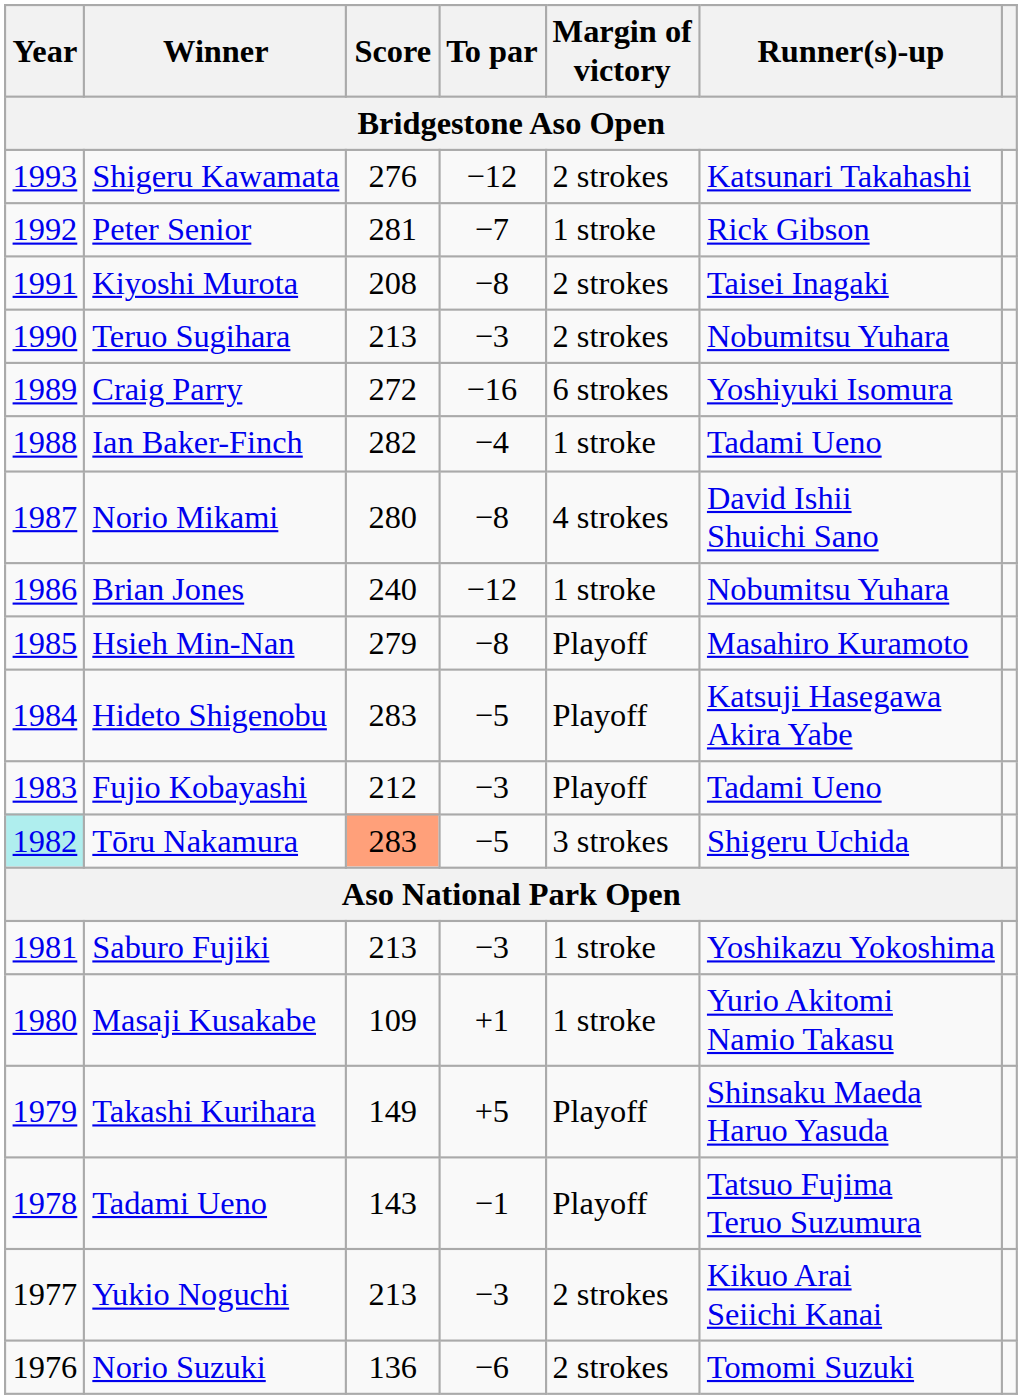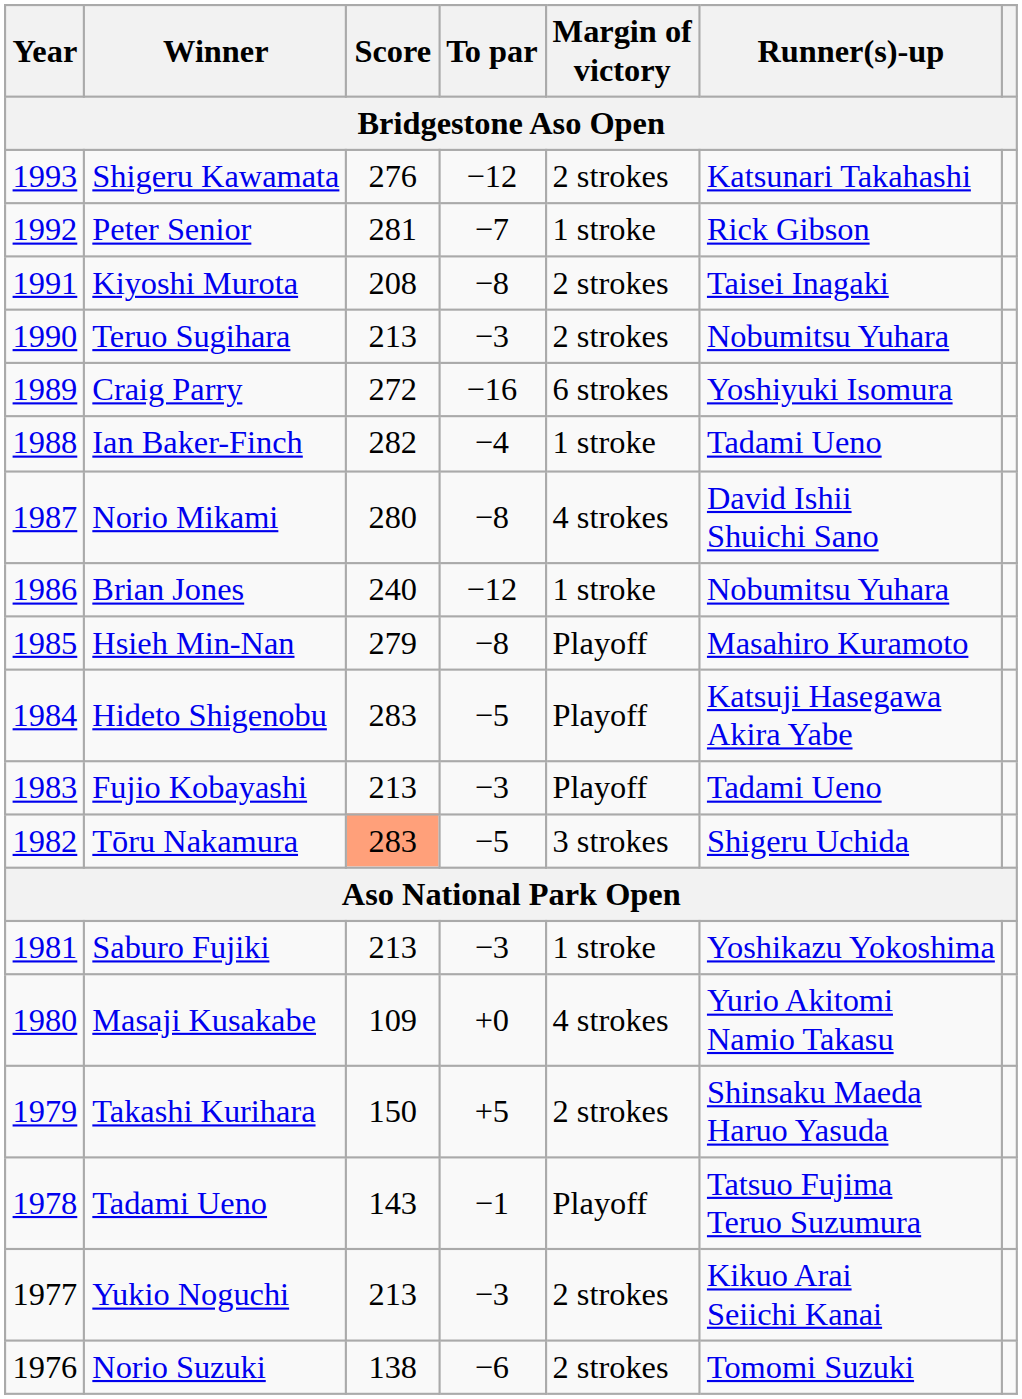(393, 786) 212 -> (393, 786) 213
(45, 840) paleturquoise background -> (45, 840) no background
(492, 1019) +1 -> (492, 1019) +0
(604, 1019) 1 stroke -> (611, 1019) 4 strokes
(393, 1111) 149 -> (393, 1111) 150
(600, 1111) Playoff -> (611, 1111) 2 strokes
(393, 1367) 136 -> (393, 1367) 138
